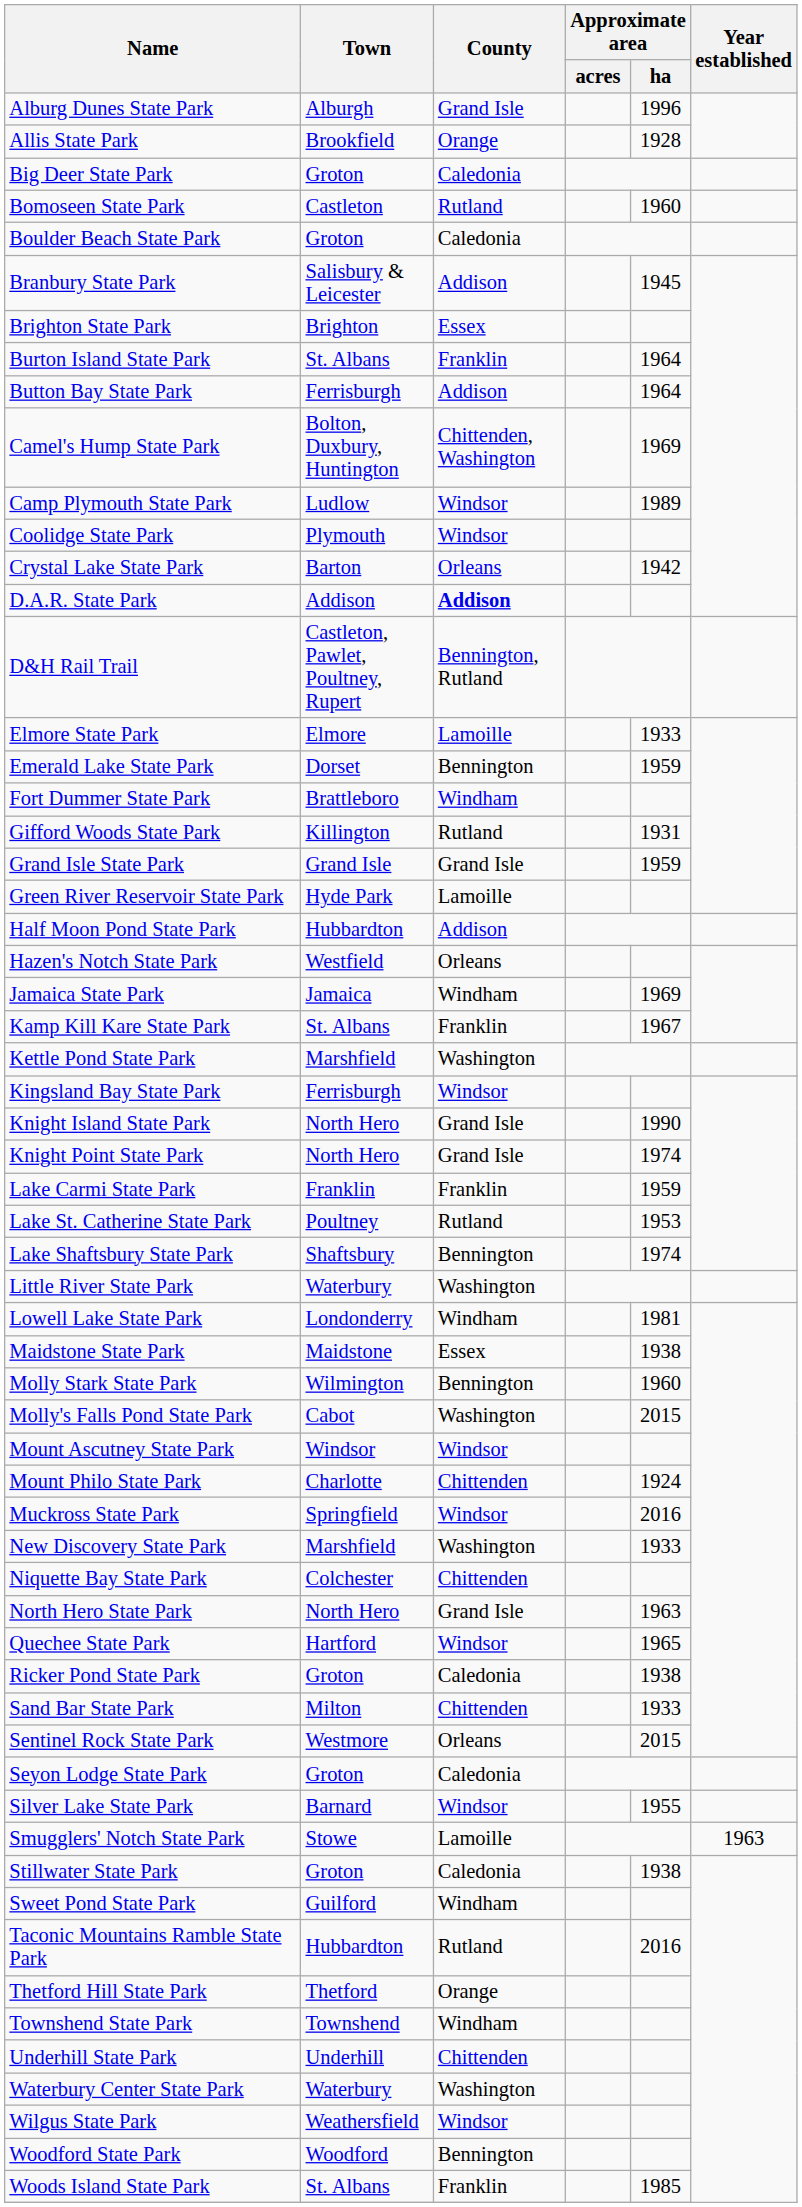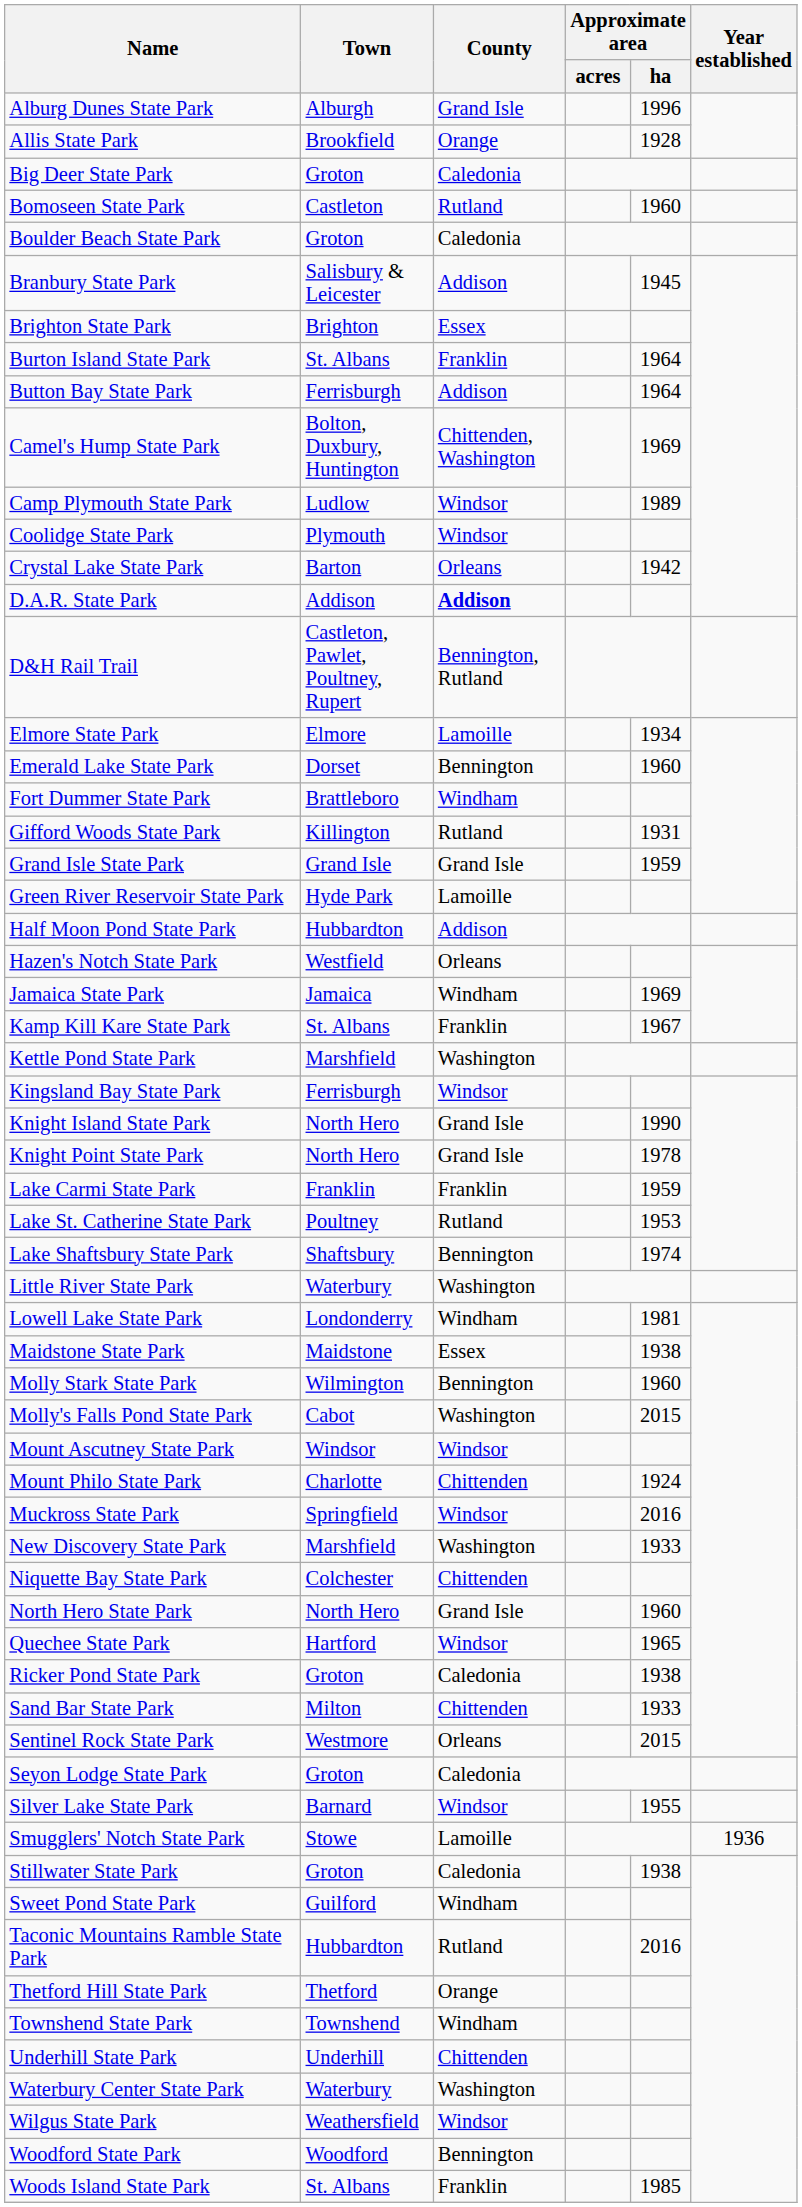(660, 734) 1933 -> (660, 734) 1934
(660, 766) 1959 -> (660, 766) 1960
(660, 1156) 1974 -> (660, 1156) 1978
(660, 1611) 1963 -> (660, 1611) 1960
(744, 1838) 1963 -> (744, 1838) 1936
